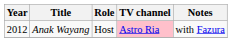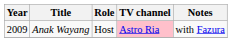(17, 29) 2012 -> (17, 29) 2009
